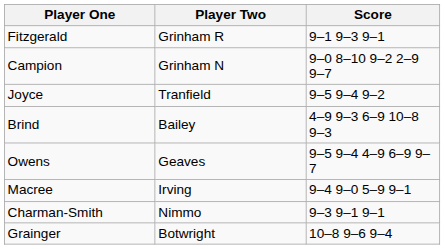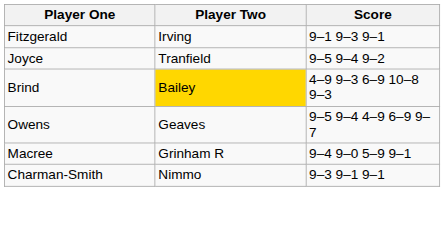(191, 36) Grinham R -> (175, 36) Irving
- row: (35, 66)
(177, 124) no background -> (177, 87) gold background
(175, 190) Irving -> (191, 153) Grinham R
- row: (34, 233)
